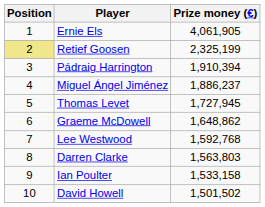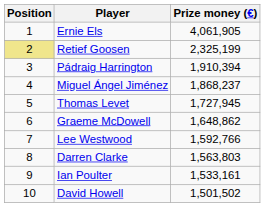(215, 85) 1,886,237 -> (215, 85) 1,868,237
(215, 139) 1,592,768 -> (215, 139) 1,592,766
(215, 175) 1,533,158 -> (215, 175) 1,533,161
